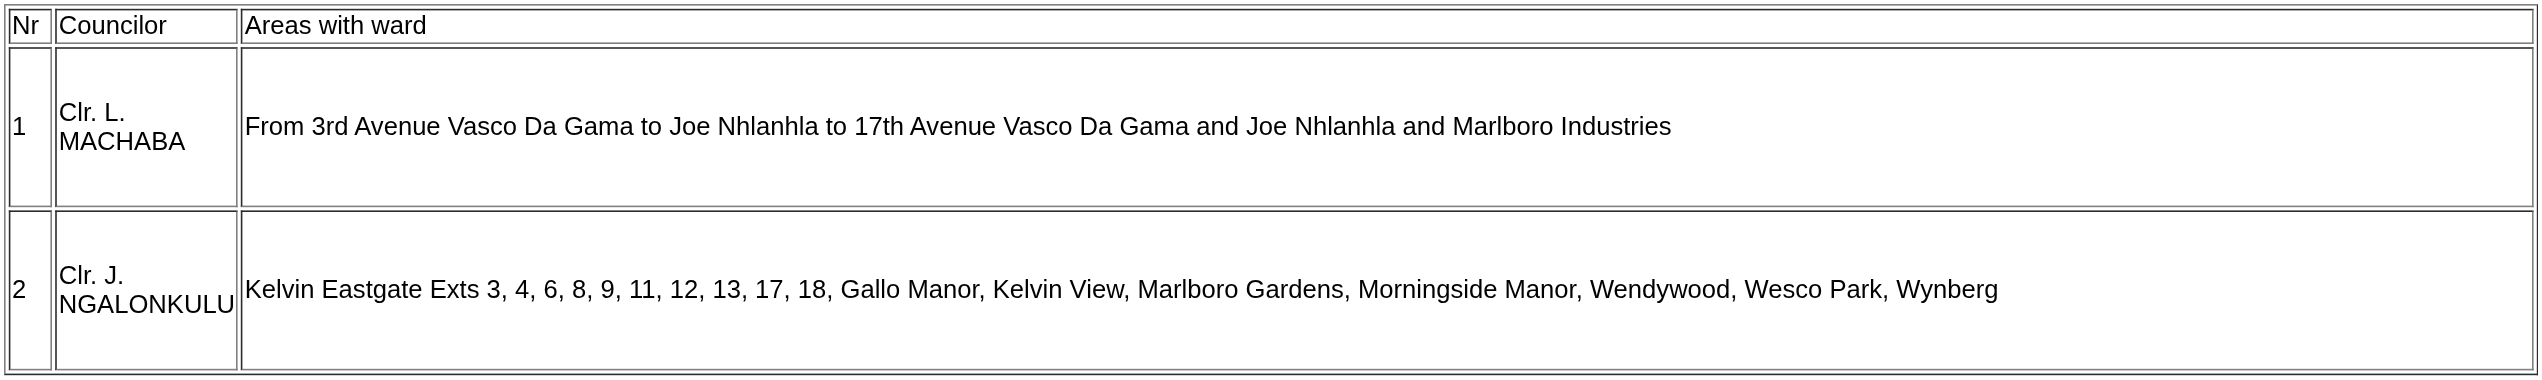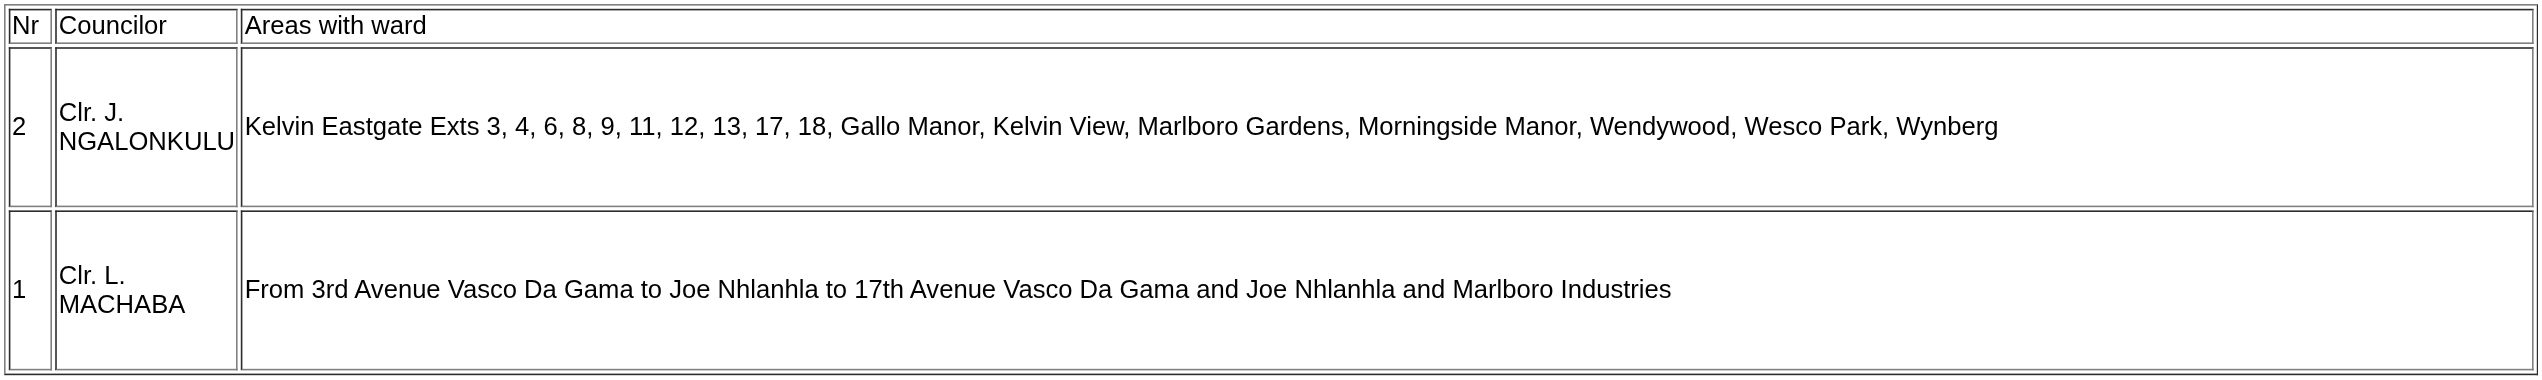rows swapped: (122, 126) <-> (147, 290)
